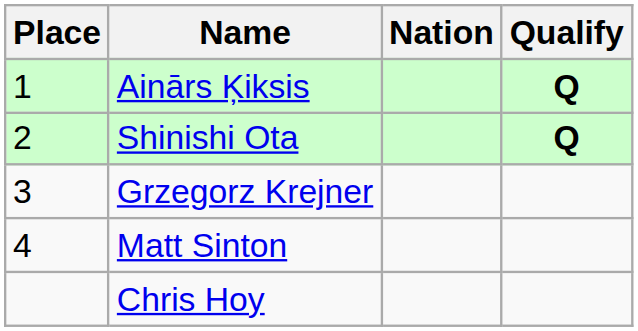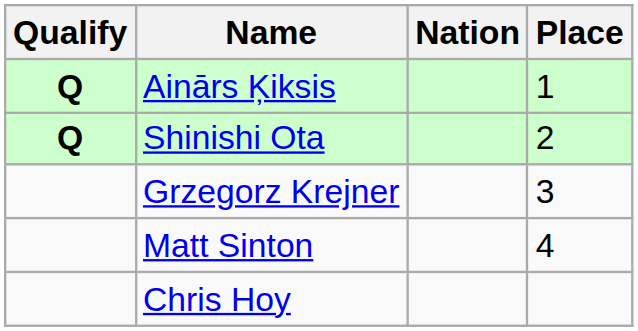columns swapped: (57, 32) <-> (567, 32)
